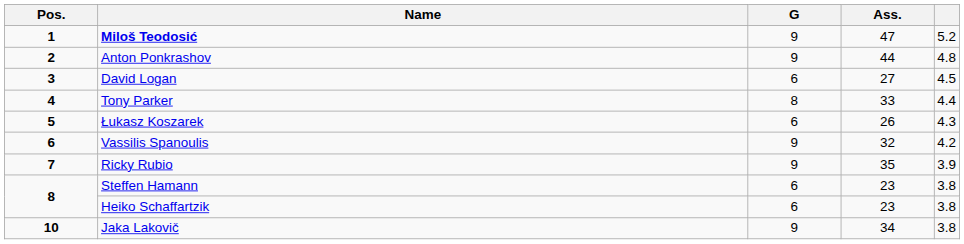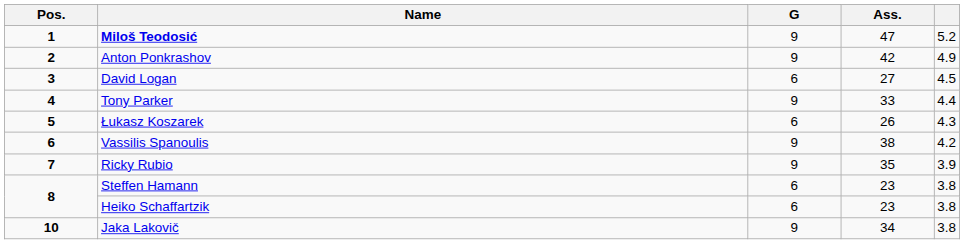(887, 57) 44 -> (887, 57) 42
(947, 57) 4.8 -> (947, 57) 4.9
(794, 100) 8 -> (794, 100) 9
(887, 143) 32 -> (887, 143) 38
